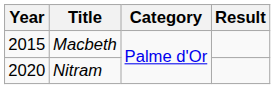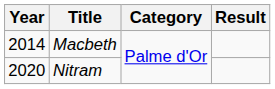(27, 44) 2015 -> (27, 44) 2014
